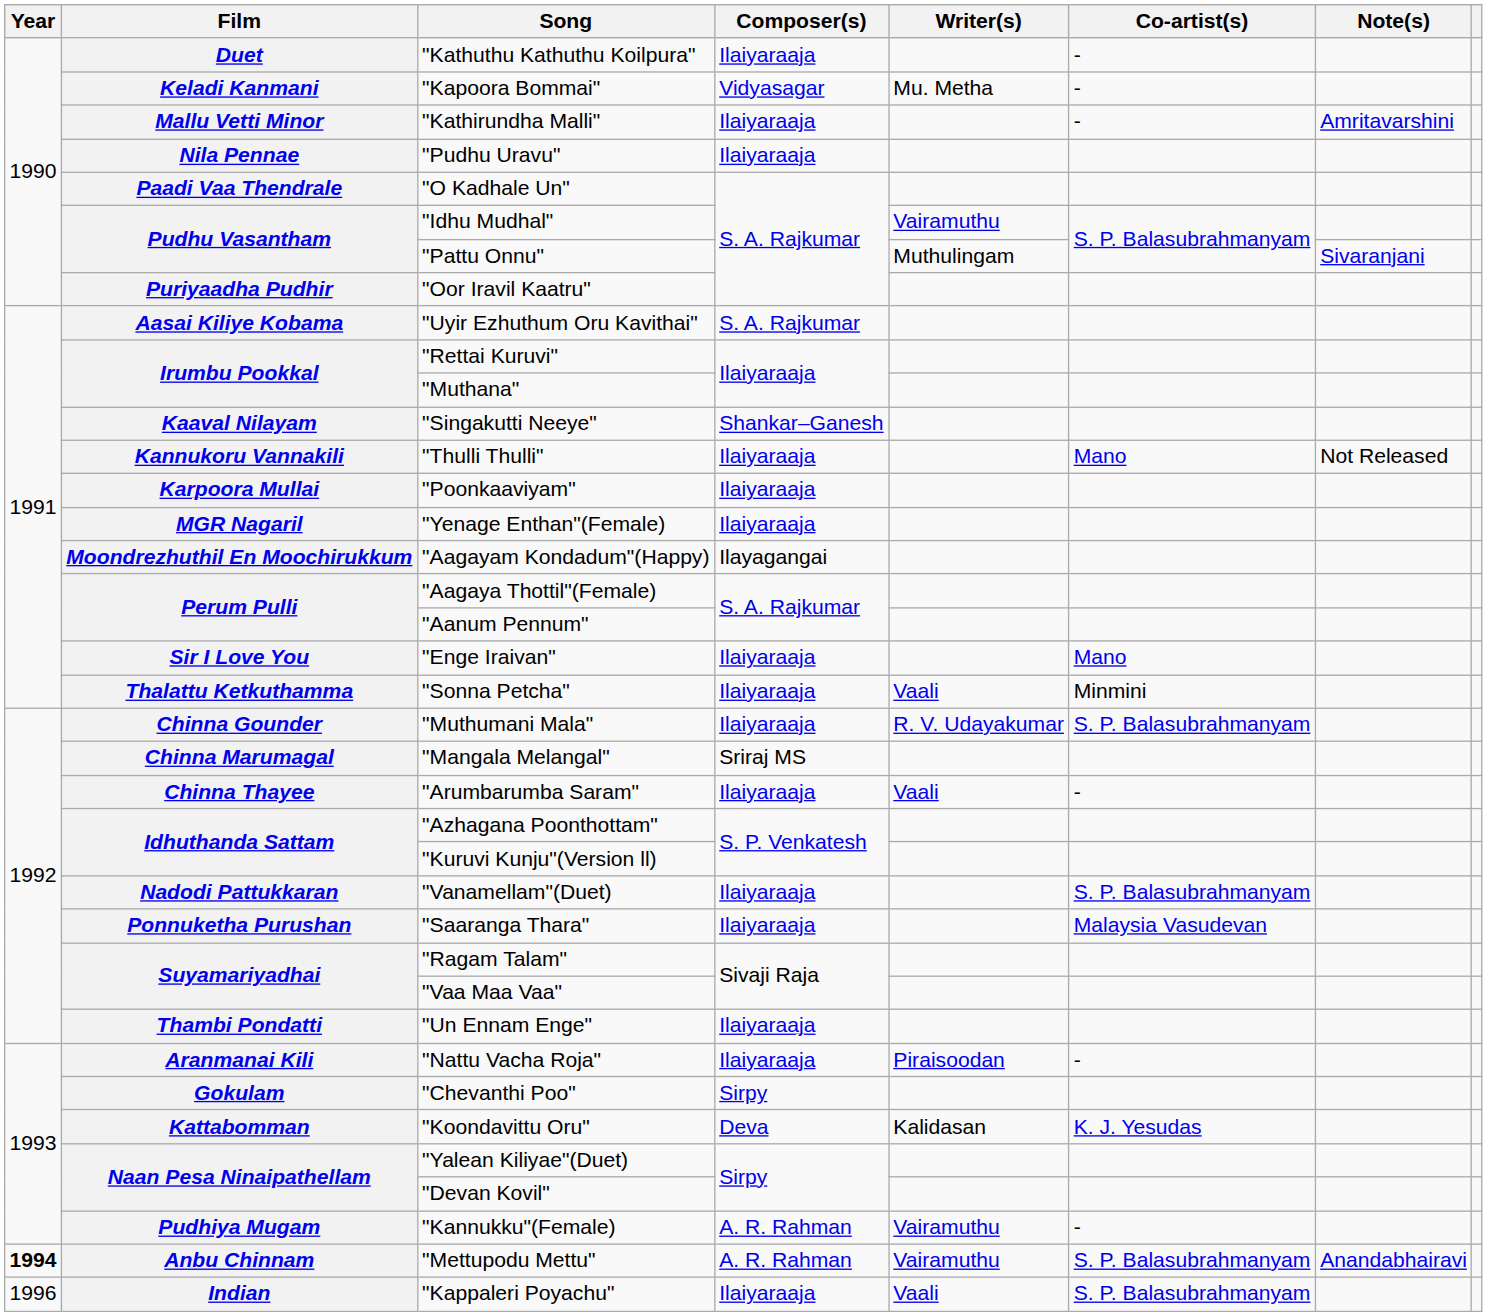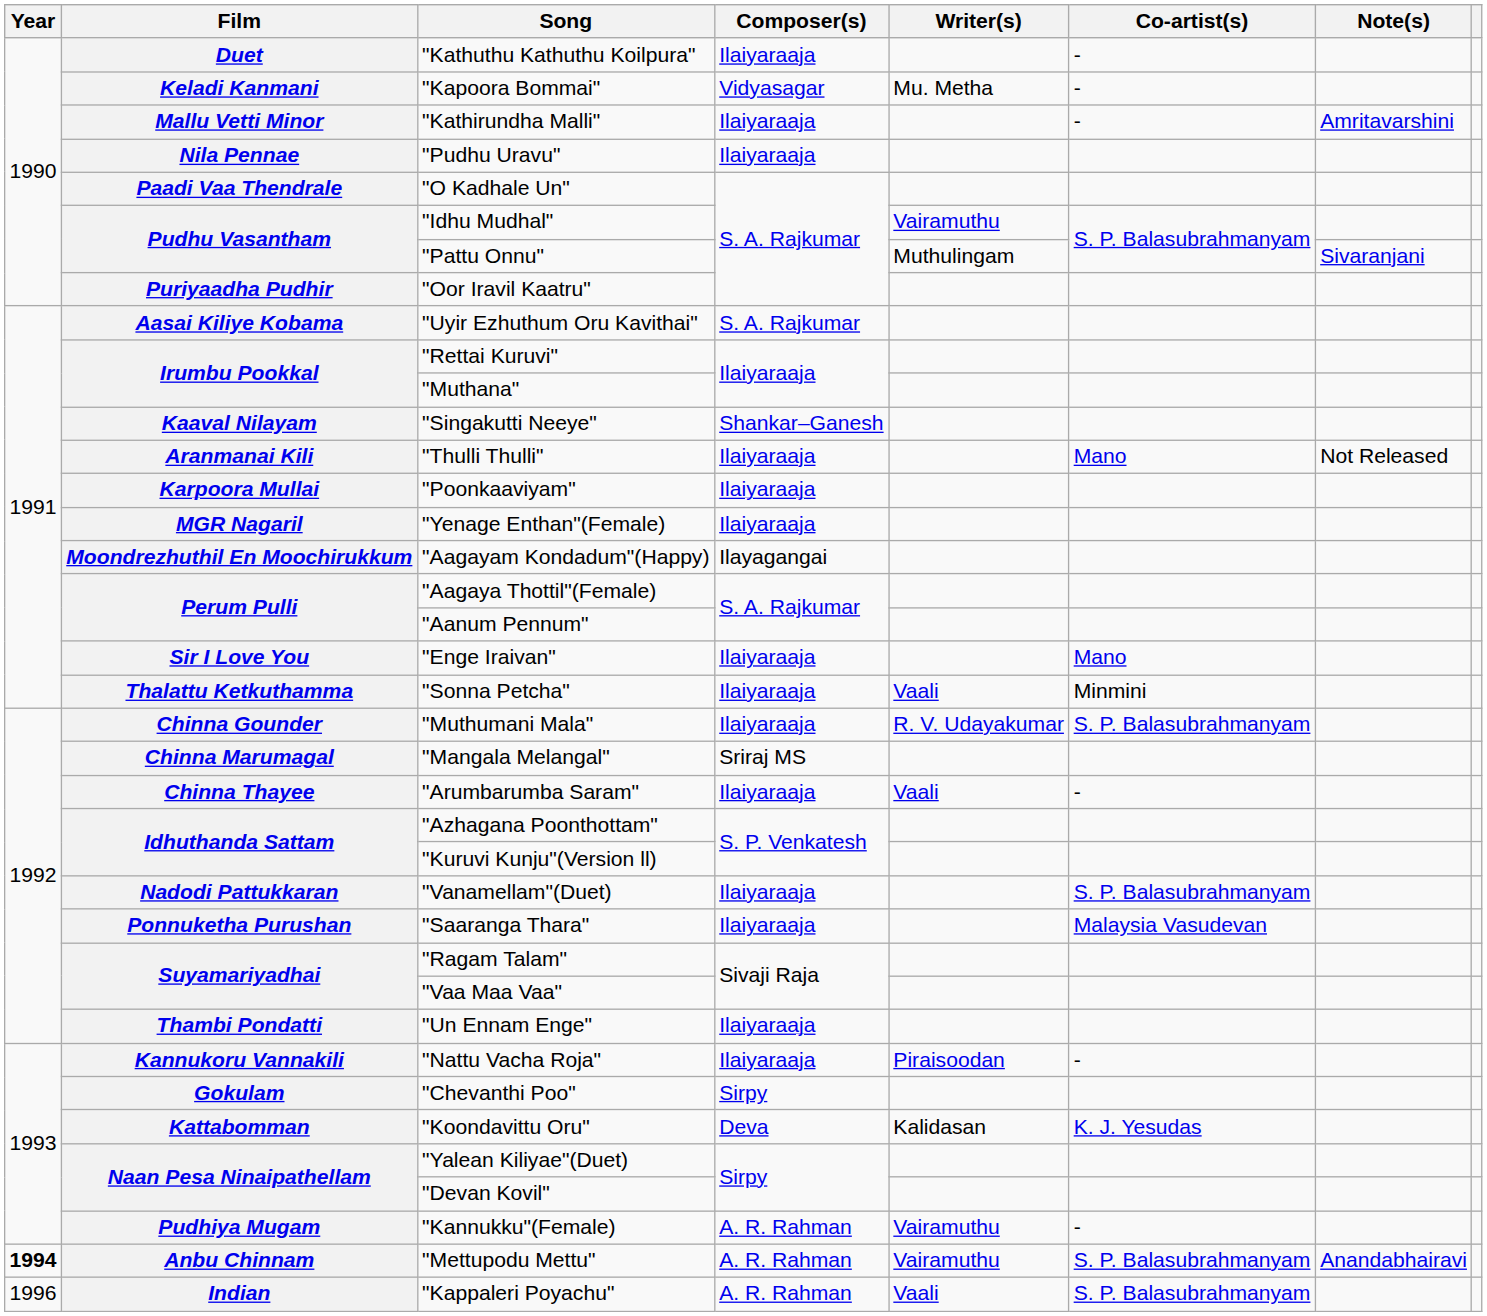(239, 456) Kannukoru Vannakili -> (239, 456) Aranmanai Kili
(239, 1059) Aranmanai Kili -> (239, 1059) Kannukoru Vannakili
(767, 1294) Ilaiyaraaja -> (786, 1294) A. R. Rahman
